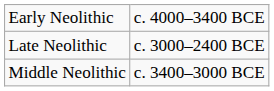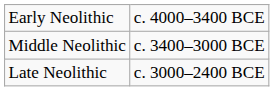rows swapped: (67, 72) <-> (58, 45)
